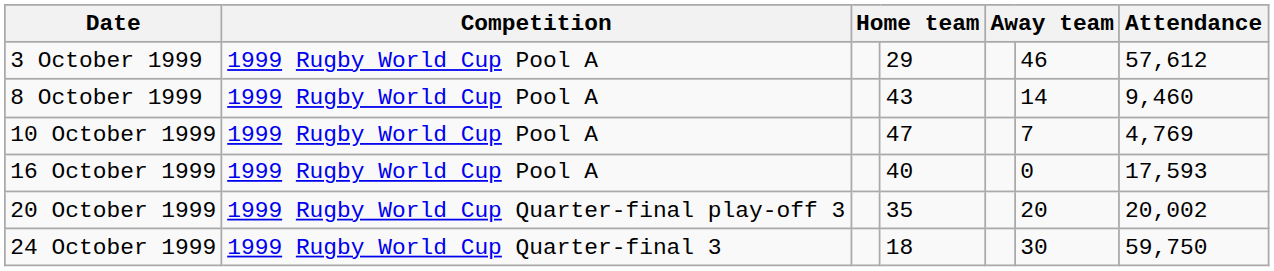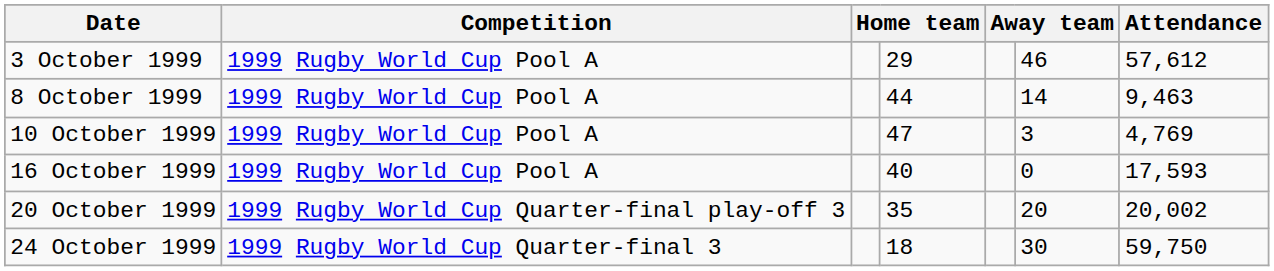(899, 98) 43 -> (899, 98) 44
(1159, 98) 9,460 -> (1159, 98) 9,463
(1027, 135) 7 -> (1027, 135) 3
